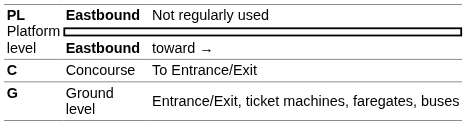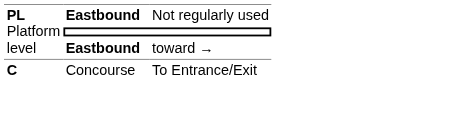- row: (90, 101)
